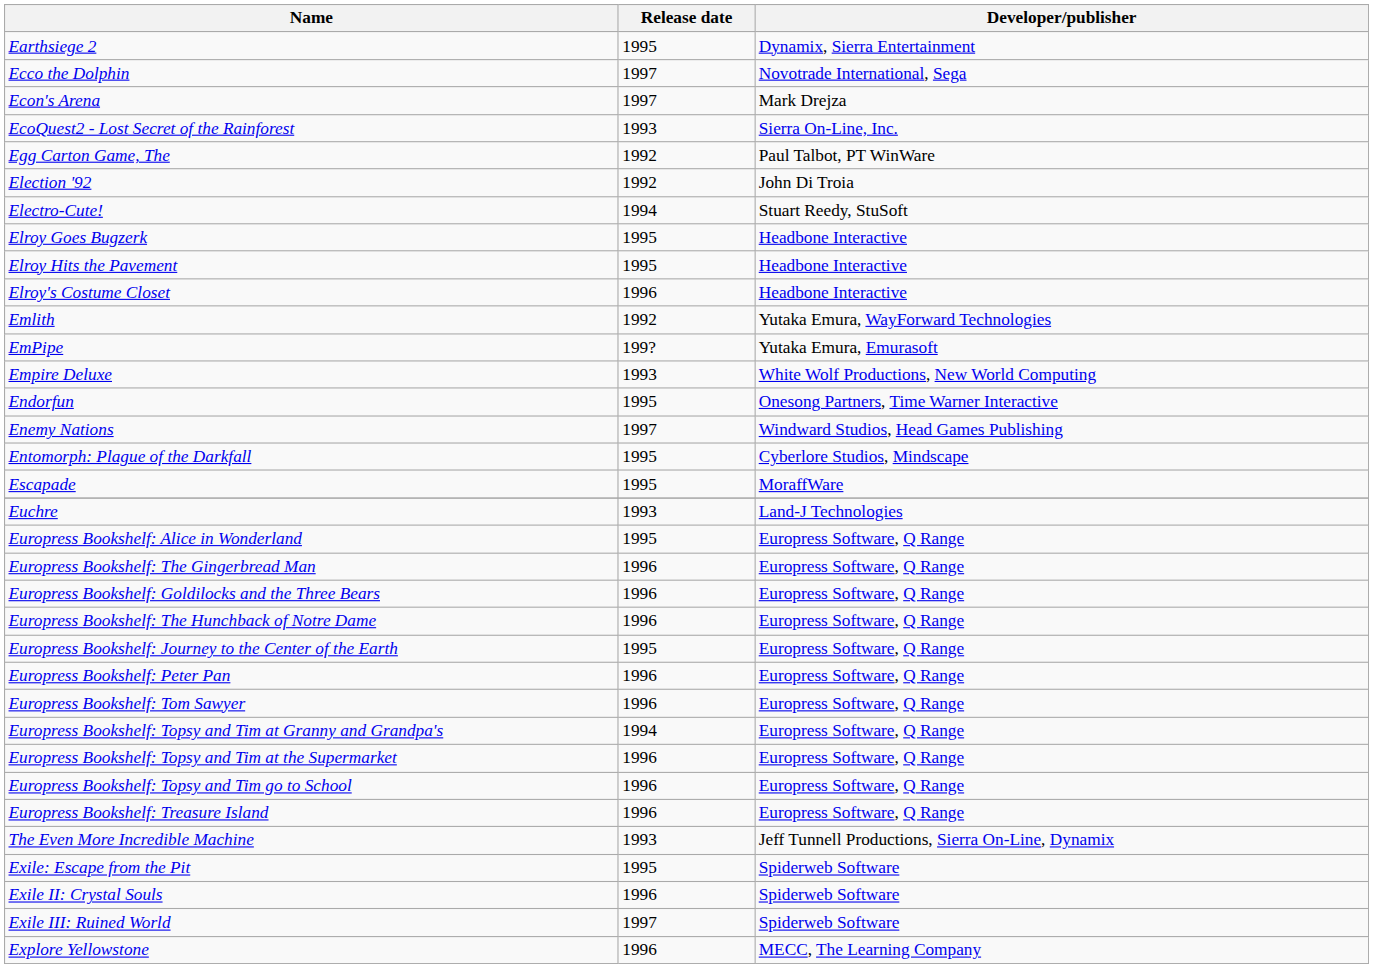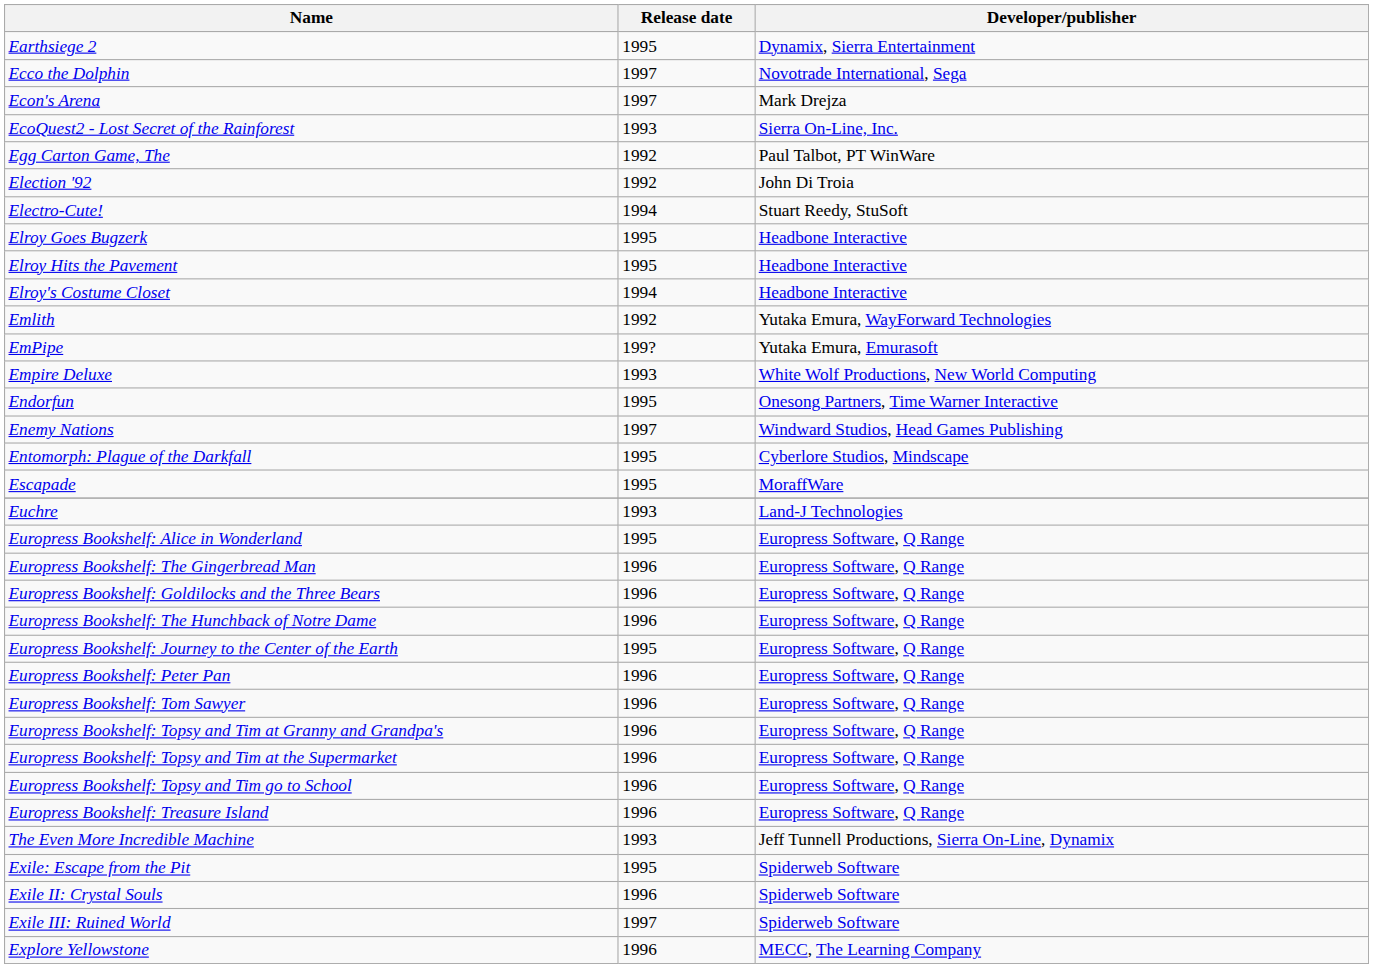(640, 292) 1996 -> (640, 292) 1994
(640, 730) 1994 -> (640, 730) 1996
